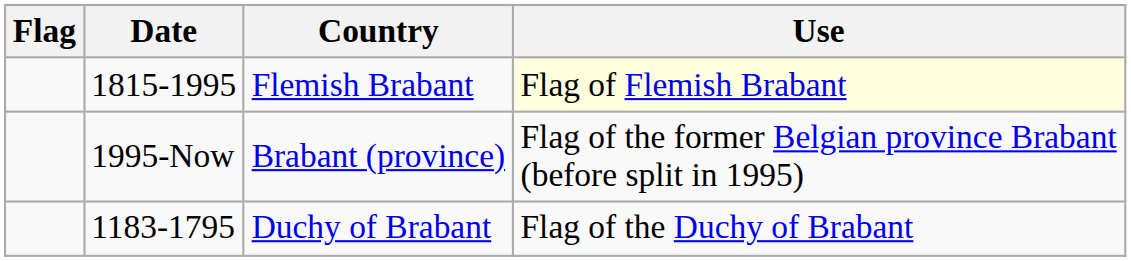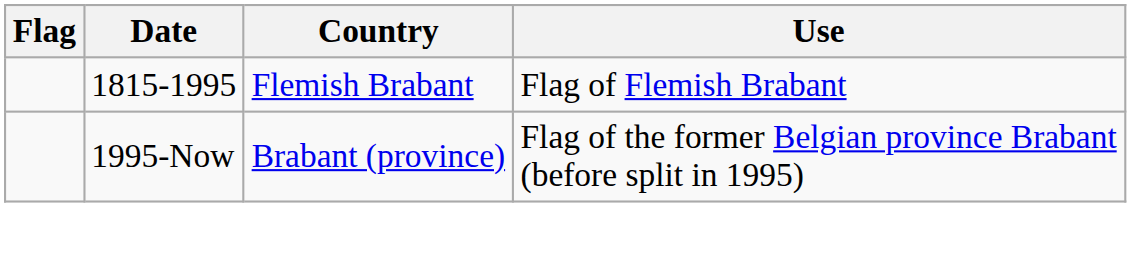(684, 84) lightyellow background -> (684, 84) no background
- row: (371, 227)
